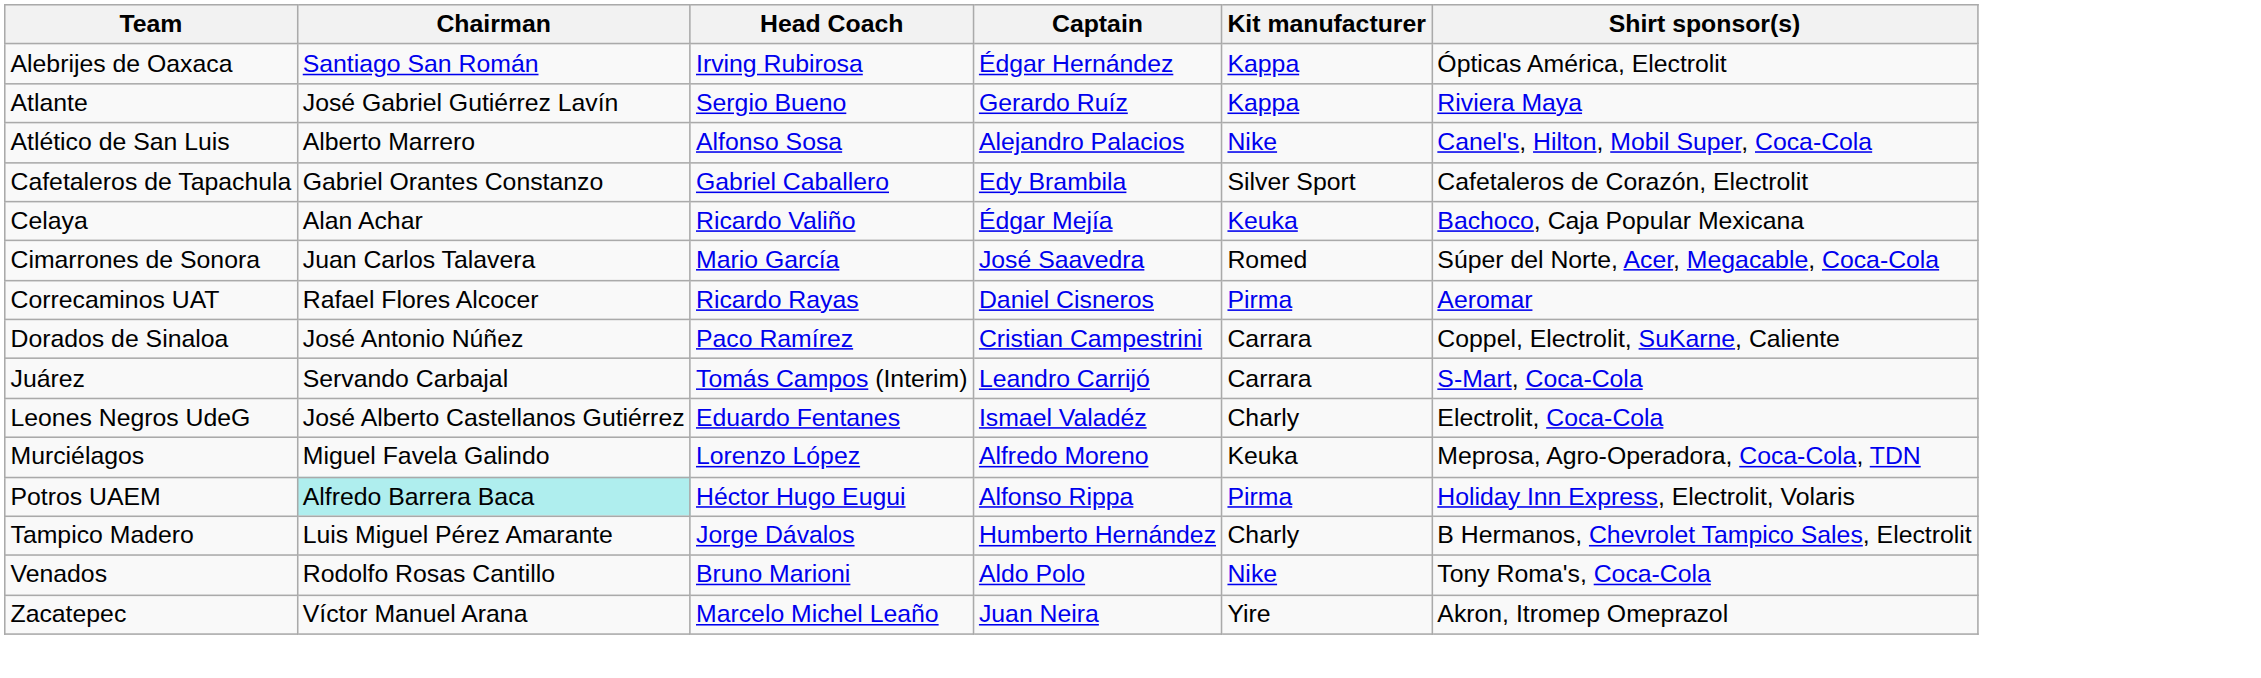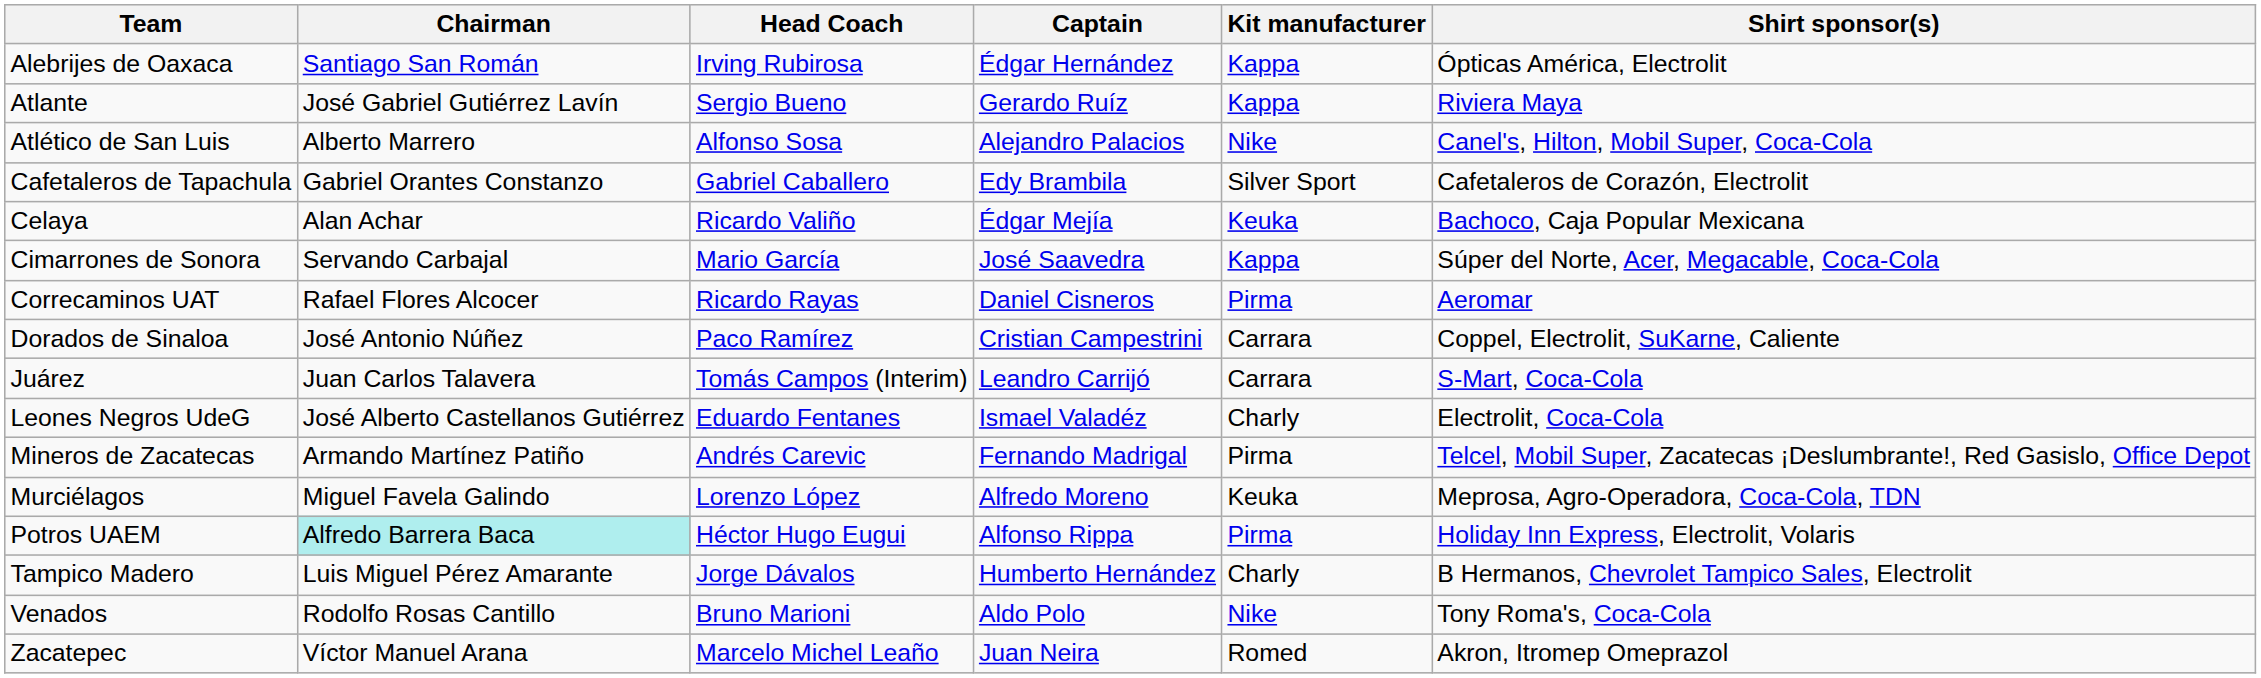(419, 260) Juan Carlos Talavera -> (405, 260) Servando Carbajal
(1267, 260) Romed -> (1263, 260) Kappa
(405, 378) Servando Carbajal -> (419, 378) Juan Carlos Talavera
+ row: (132, 456)
(1249, 614) Yire -> (1267, 653) Romed
